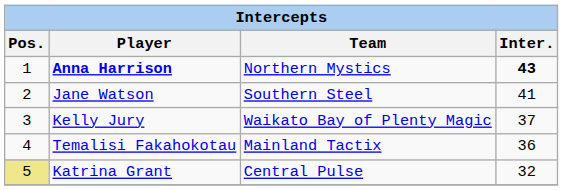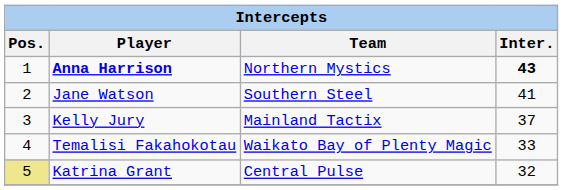(368, 121) Waikato Bay of Plenty Magic -> (313, 121) Mainland Tactix
(313, 147) Mainland Tactix -> (368, 147) Waikato Bay of Plenty Magic
(527, 147) 36 -> (527, 147) 33
